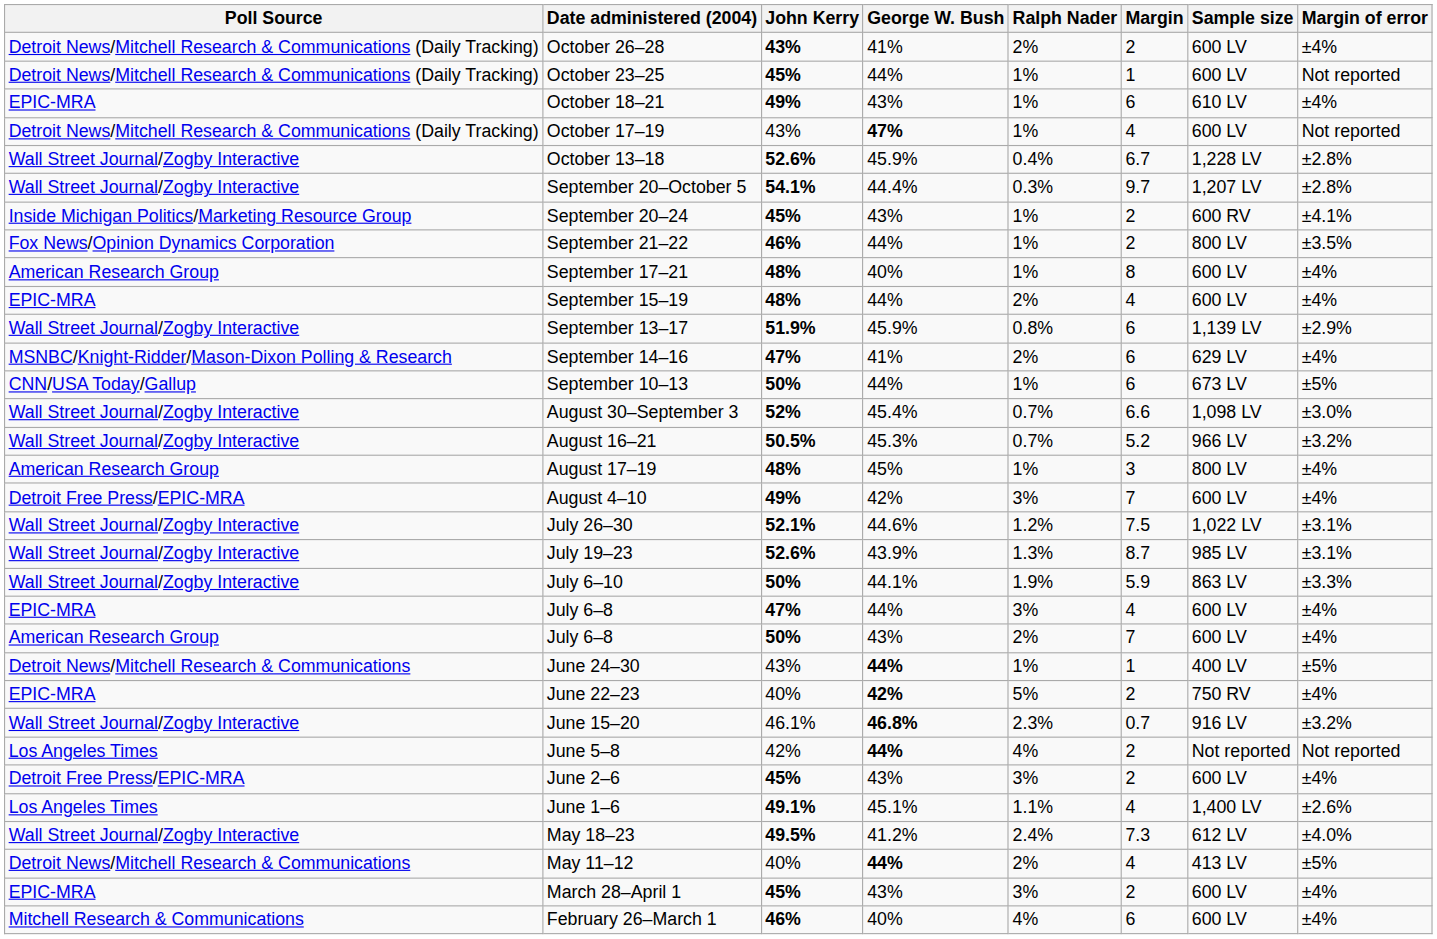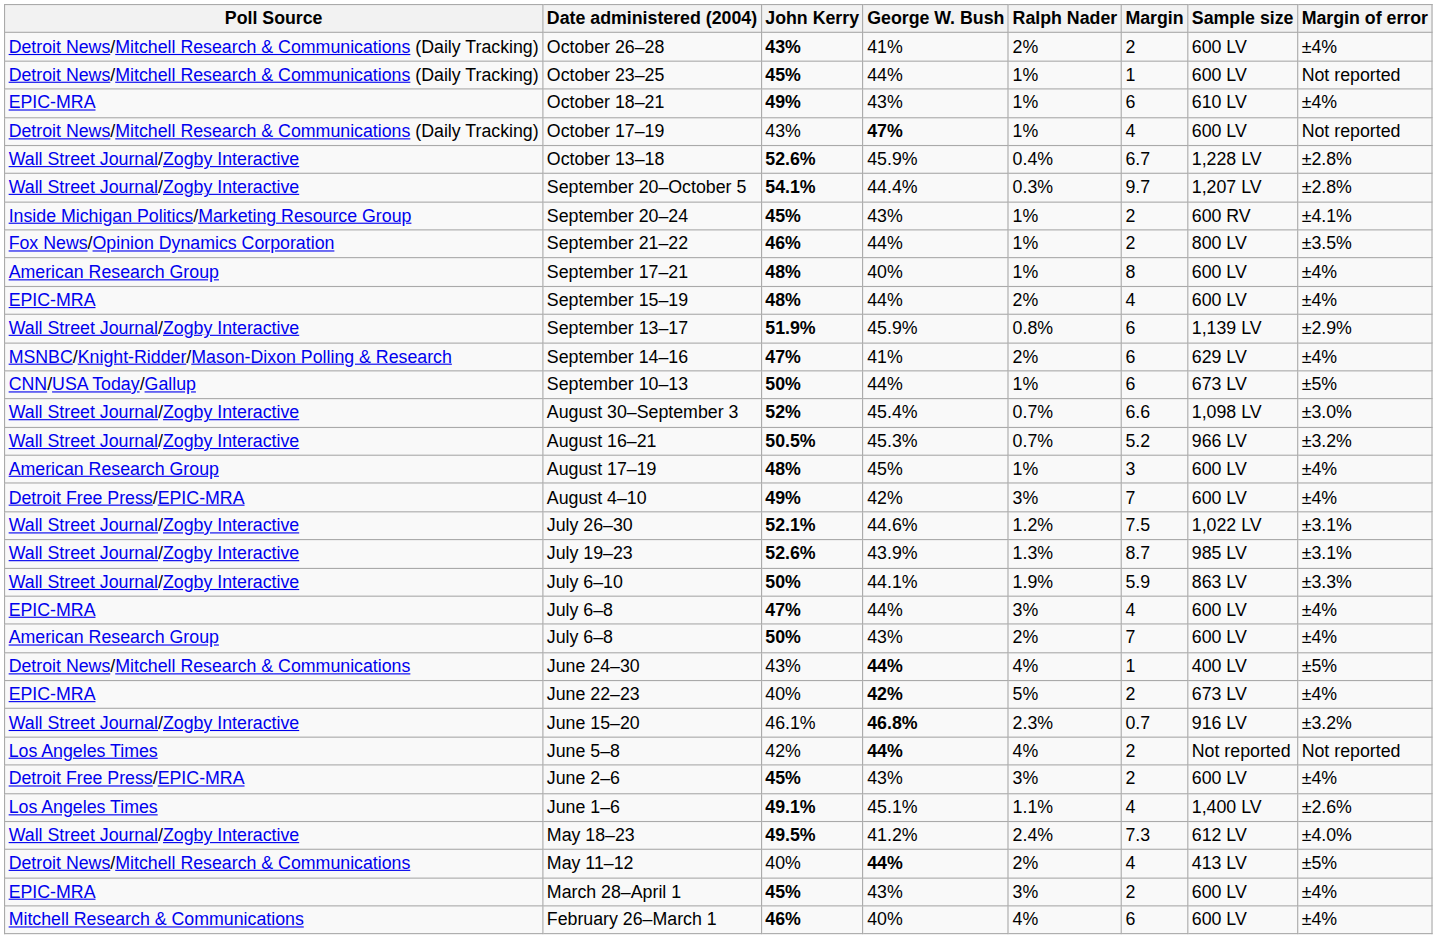(1219, 469) 800 LV -> (1219, 469) 600 LV
(1025, 666) 1% -> (1025, 666) 4%
(1221, 694) 750 RV -> (1219, 694) 673 LV
